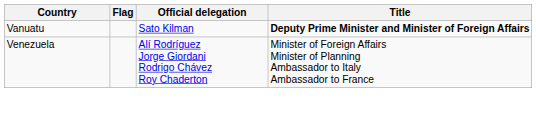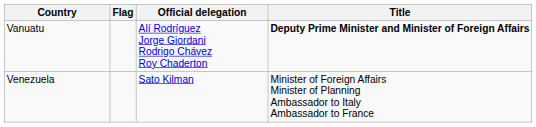(166, 28) Sato Kilman -> (175, 46) Alí Rodríguez Jorge Giordani Rodrigo Chávez Roy Chaderton
(175, 62) Alí Rodríguez Jorge Giordani Rodrigo Chávez Roy Chaderton -> (166, 79) Sato Kilman
